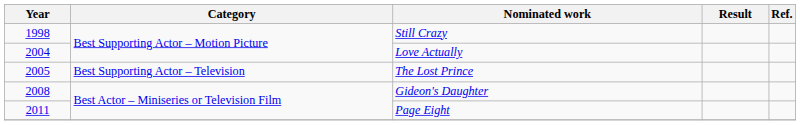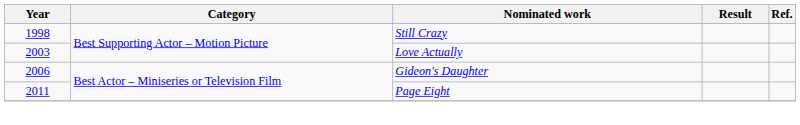(38, 52) 2004 -> (38, 52) 2003
- row: (434, 71)
(38, 91) 2008 -> (38, 71) 2006
